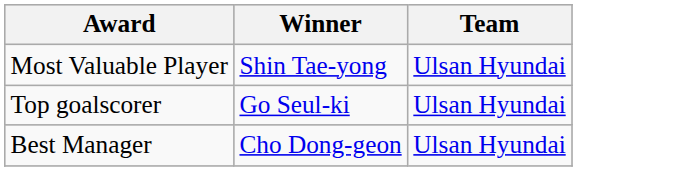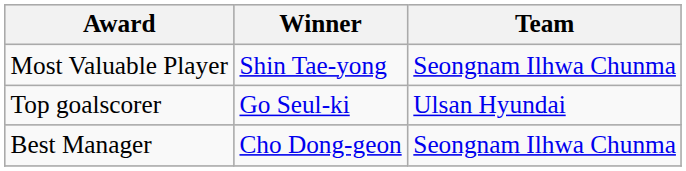(490, 64) Ulsan Hyundai -> (545, 64) Seongnam Ilhwa Chunma
(490, 144) Ulsan Hyundai -> (545, 144) Seongnam Ilhwa Chunma
